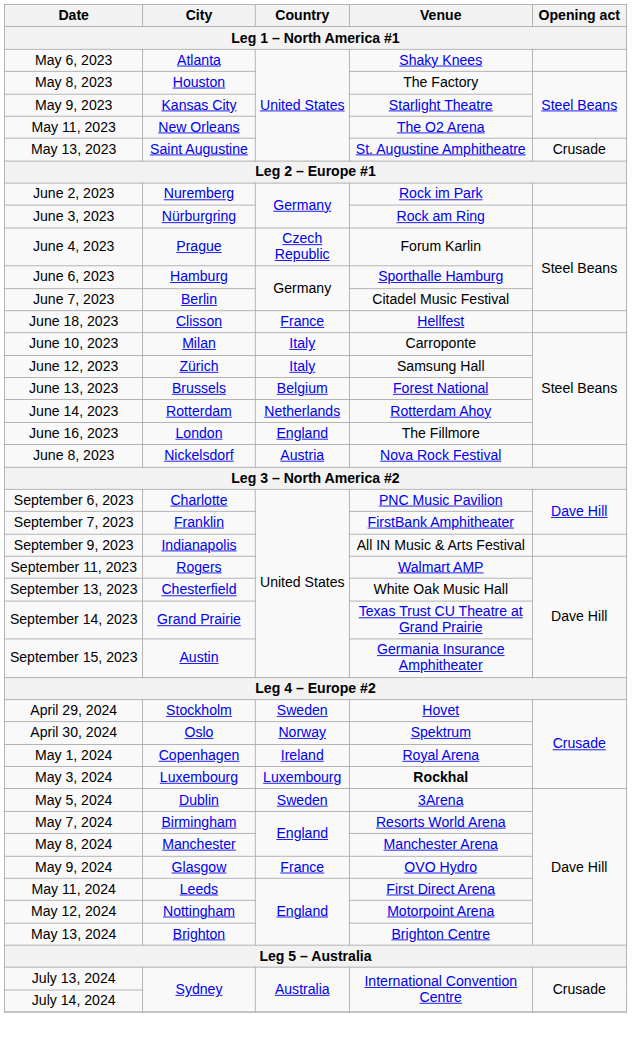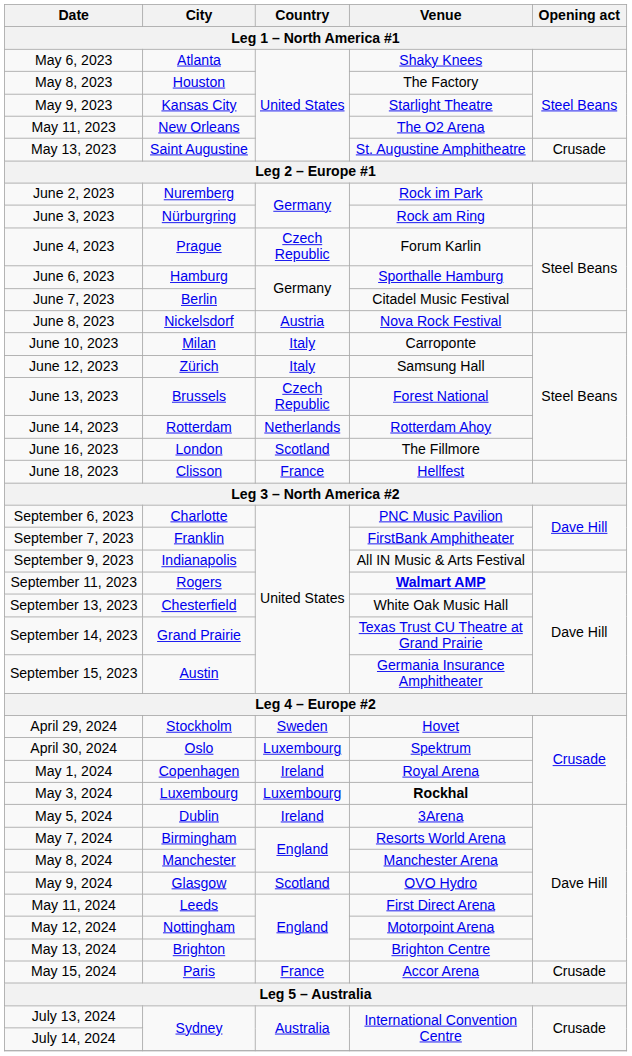rows swapped: (74, 455) <-> (74, 321)
(302, 388) Belgium -> (302, 396) Czech Republic
(302, 433) England -> (302, 449) Scotland
(441, 567) normal -> (441, 583) bold
(302, 733) Norway -> (302, 748) Luxembourg
(302, 800) Sweden -> (302, 815) Ireland
(302, 867) France -> (302, 882) Scotland
+ row: (74, 972)
